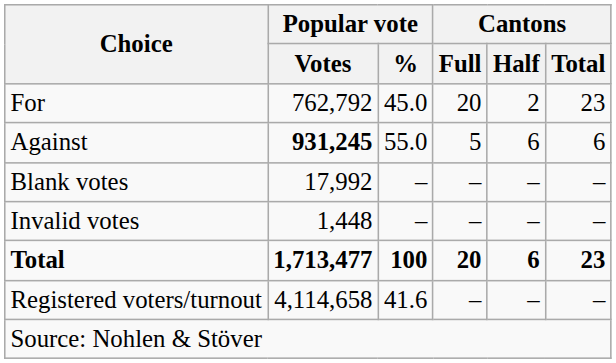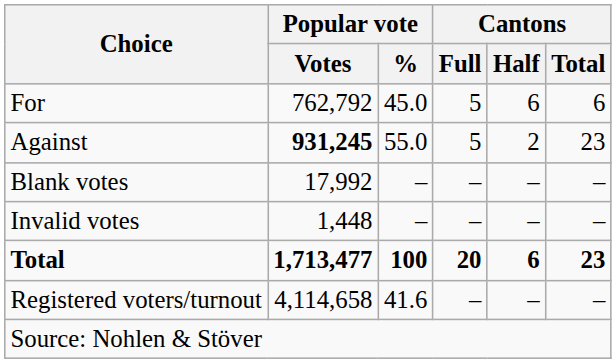(469, 102) 20 -> (475, 102) 5
(534, 102) 2 -> (534, 102) 6
(593, 102) 23 -> (599, 102) 6
(534, 142) 6 -> (534, 142) 2
(599, 142) 6 -> (593, 142) 23
